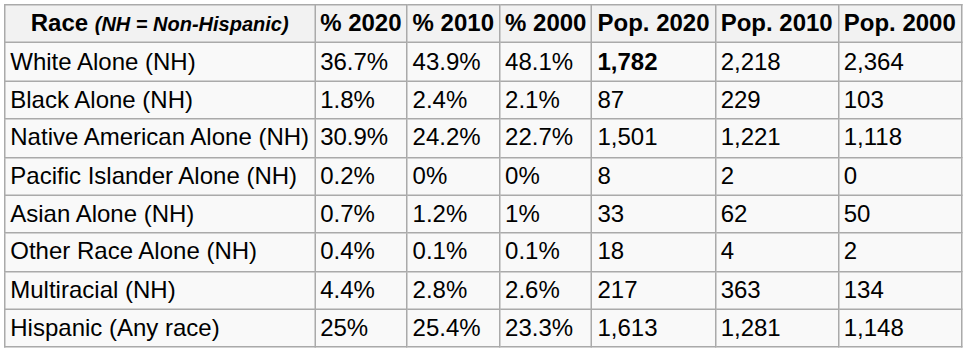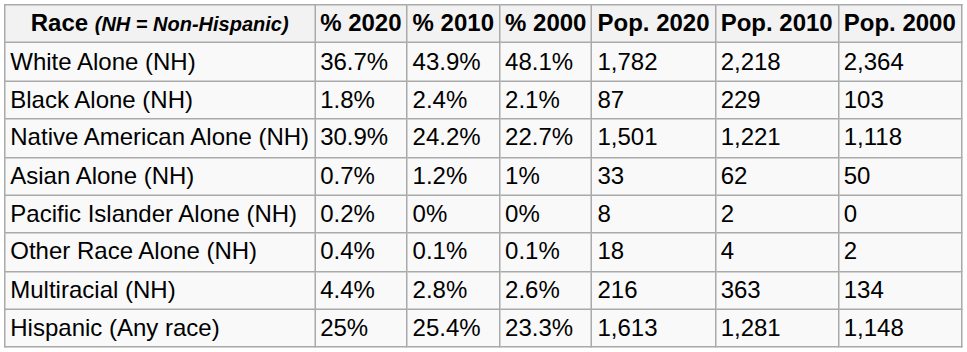(628, 61) bold -> (628, 61) normal
rows swapped: (102, 213) <-> (154, 175)
(618, 289) 217 -> (618, 289) 216
